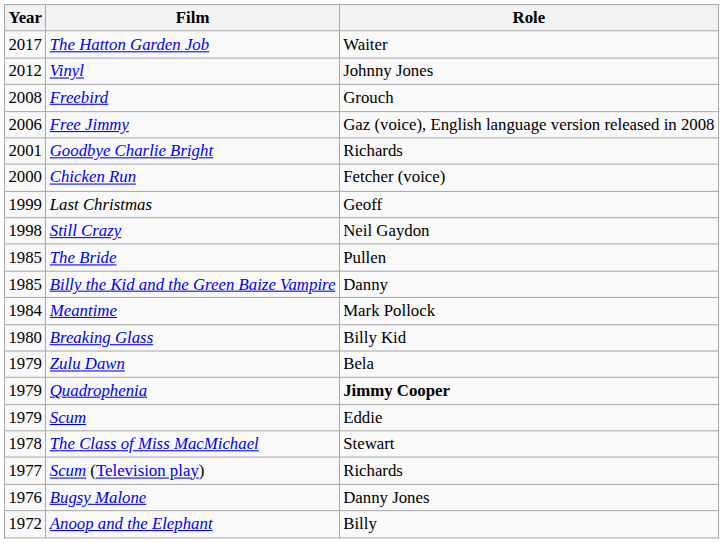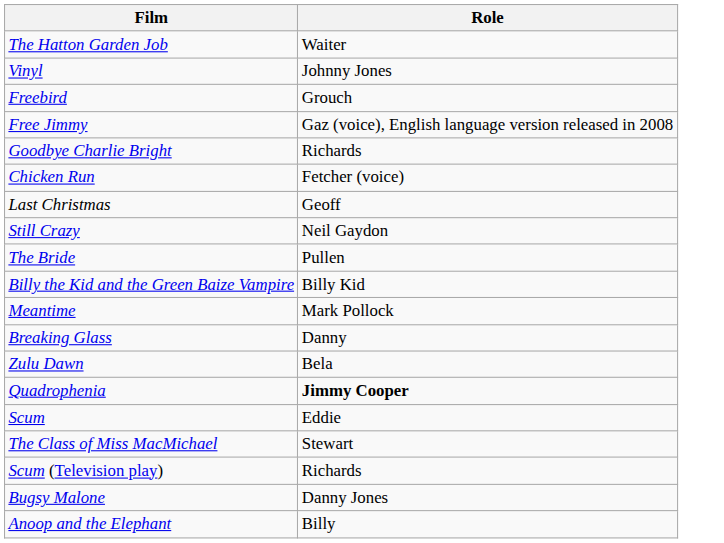- column: (25, 17)
(366, 284) Danny -> (333, 284) Billy Kid
(375, 337) Billy Kid -> (324, 337) Danny
